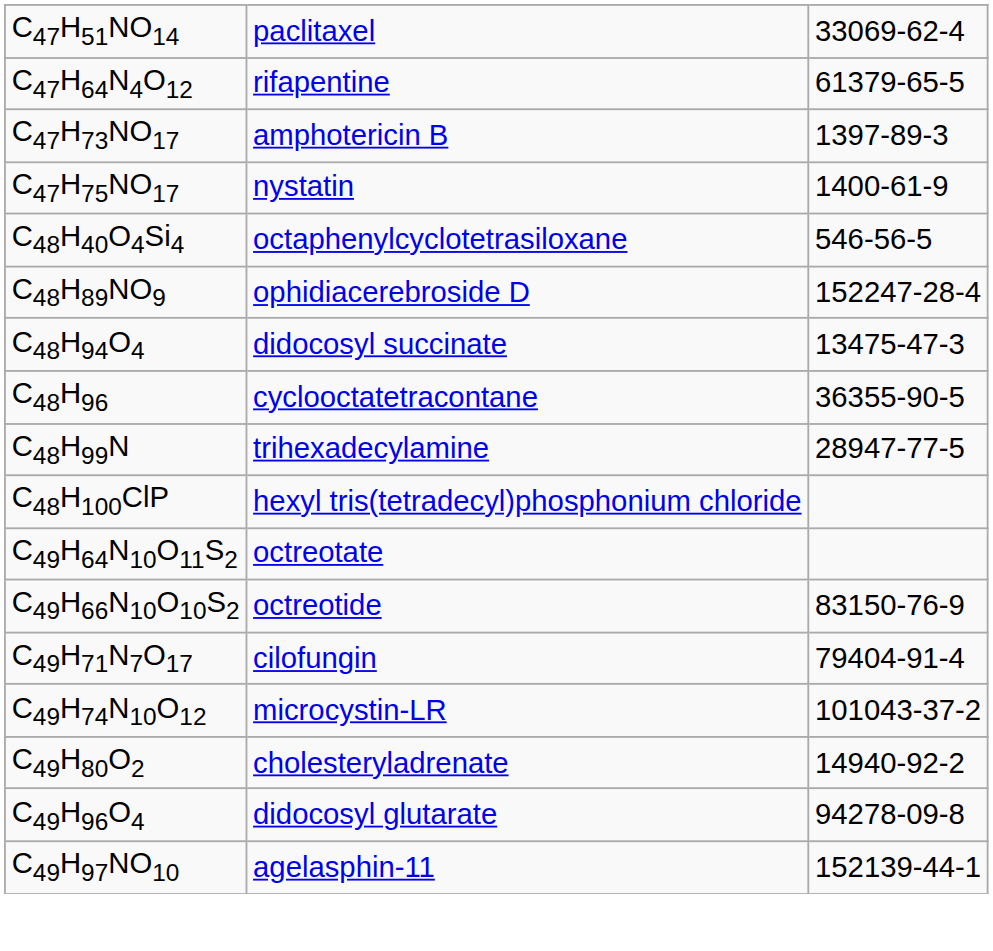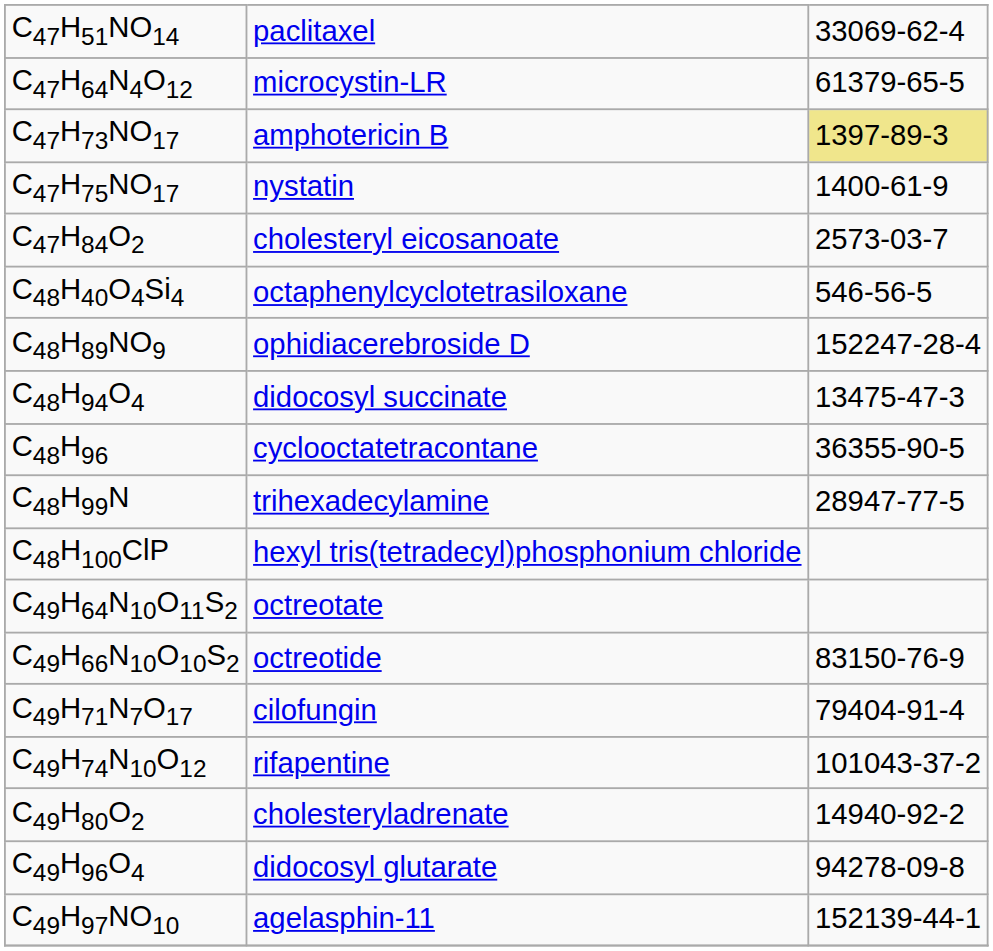(321, 82) rifapentine -> (350, 82) microcystin-LR
(882, 135) no background -> (882, 135) khaki background
+ row: (78, 240)
(350, 710) microcystin-LR -> (321, 762) rifapentine
